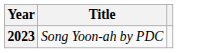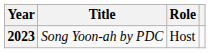+ column: (183, 15)
